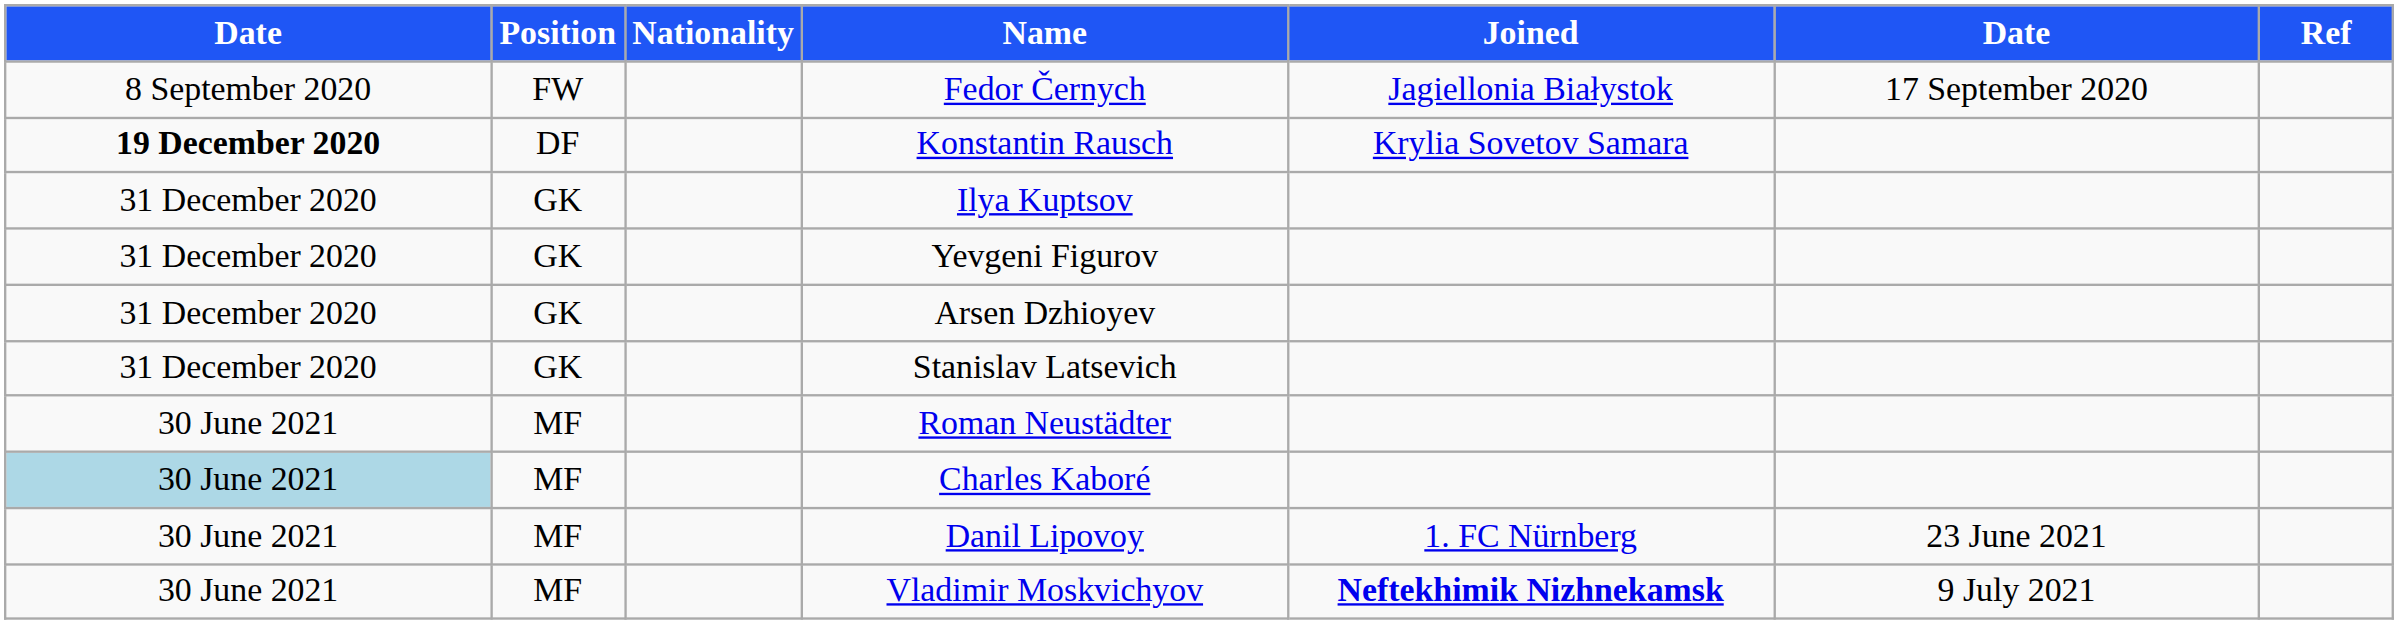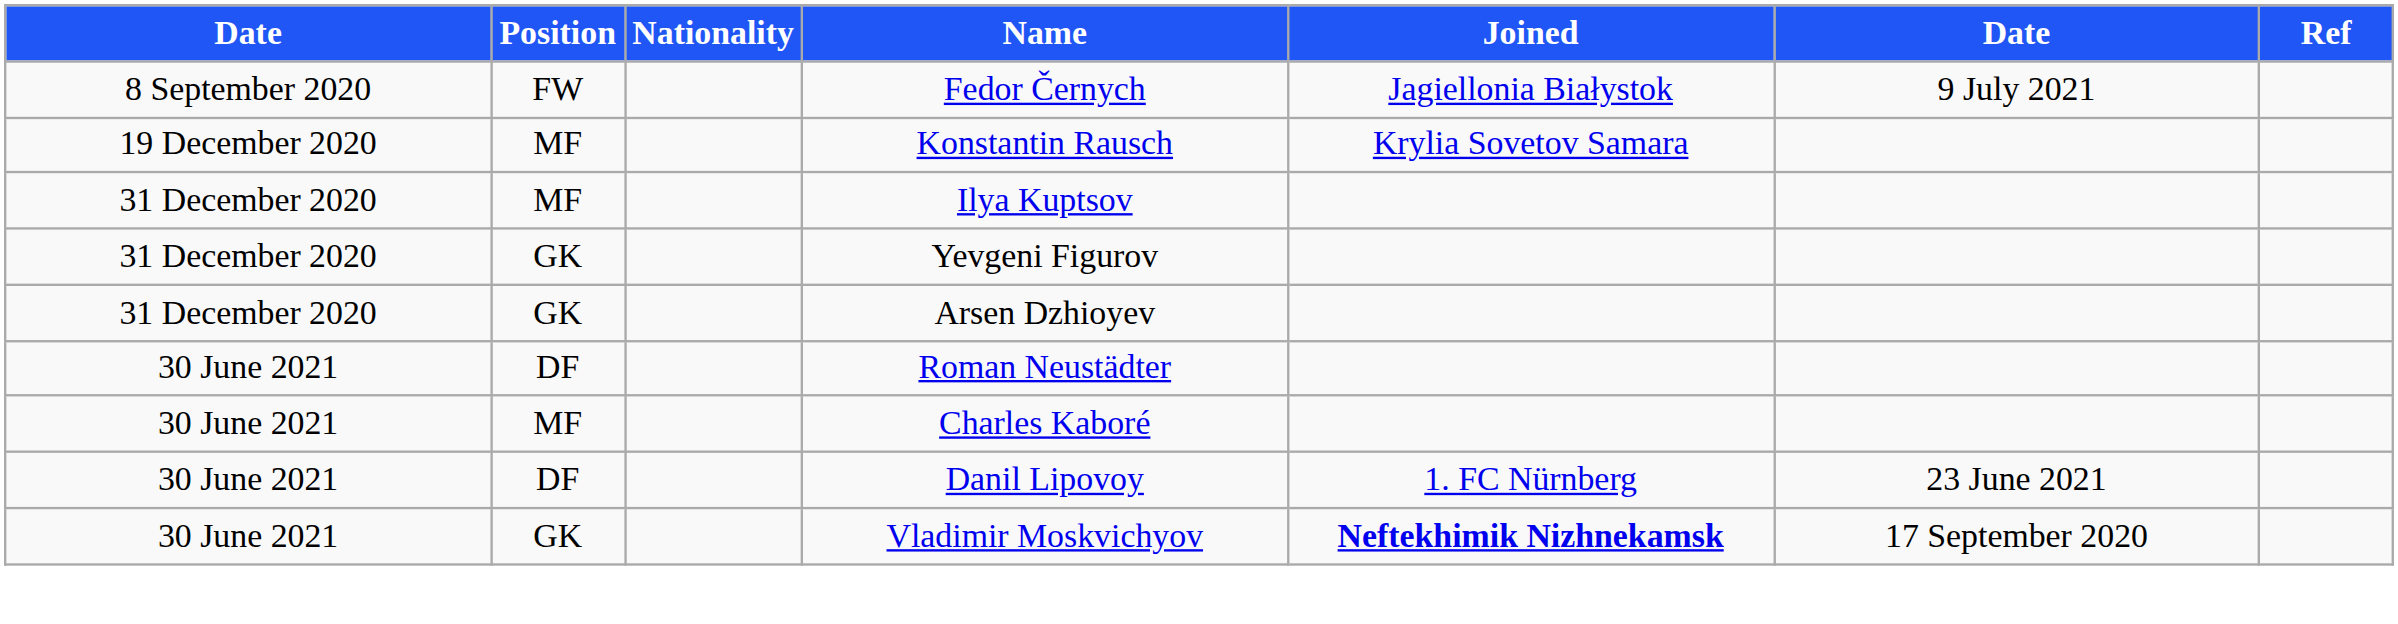(2016, 88) 17 September 2020 -> (2016, 88) 9 July 2021
(248, 144) bold -> (248, 144) normal
(558, 144) DF -> (558, 144) MF
(558, 200) GK -> (558, 200) MF
- row: (1045, 367)
(558, 423) MF -> (558, 367) DF
(248, 479) lightblue background -> (248, 423) no background
(558, 535) MF -> (558, 479) DF
(558, 590) MF -> (558, 535) GK
(2016, 590) 9 July 2021 -> (2016, 535) 17 September 2020
